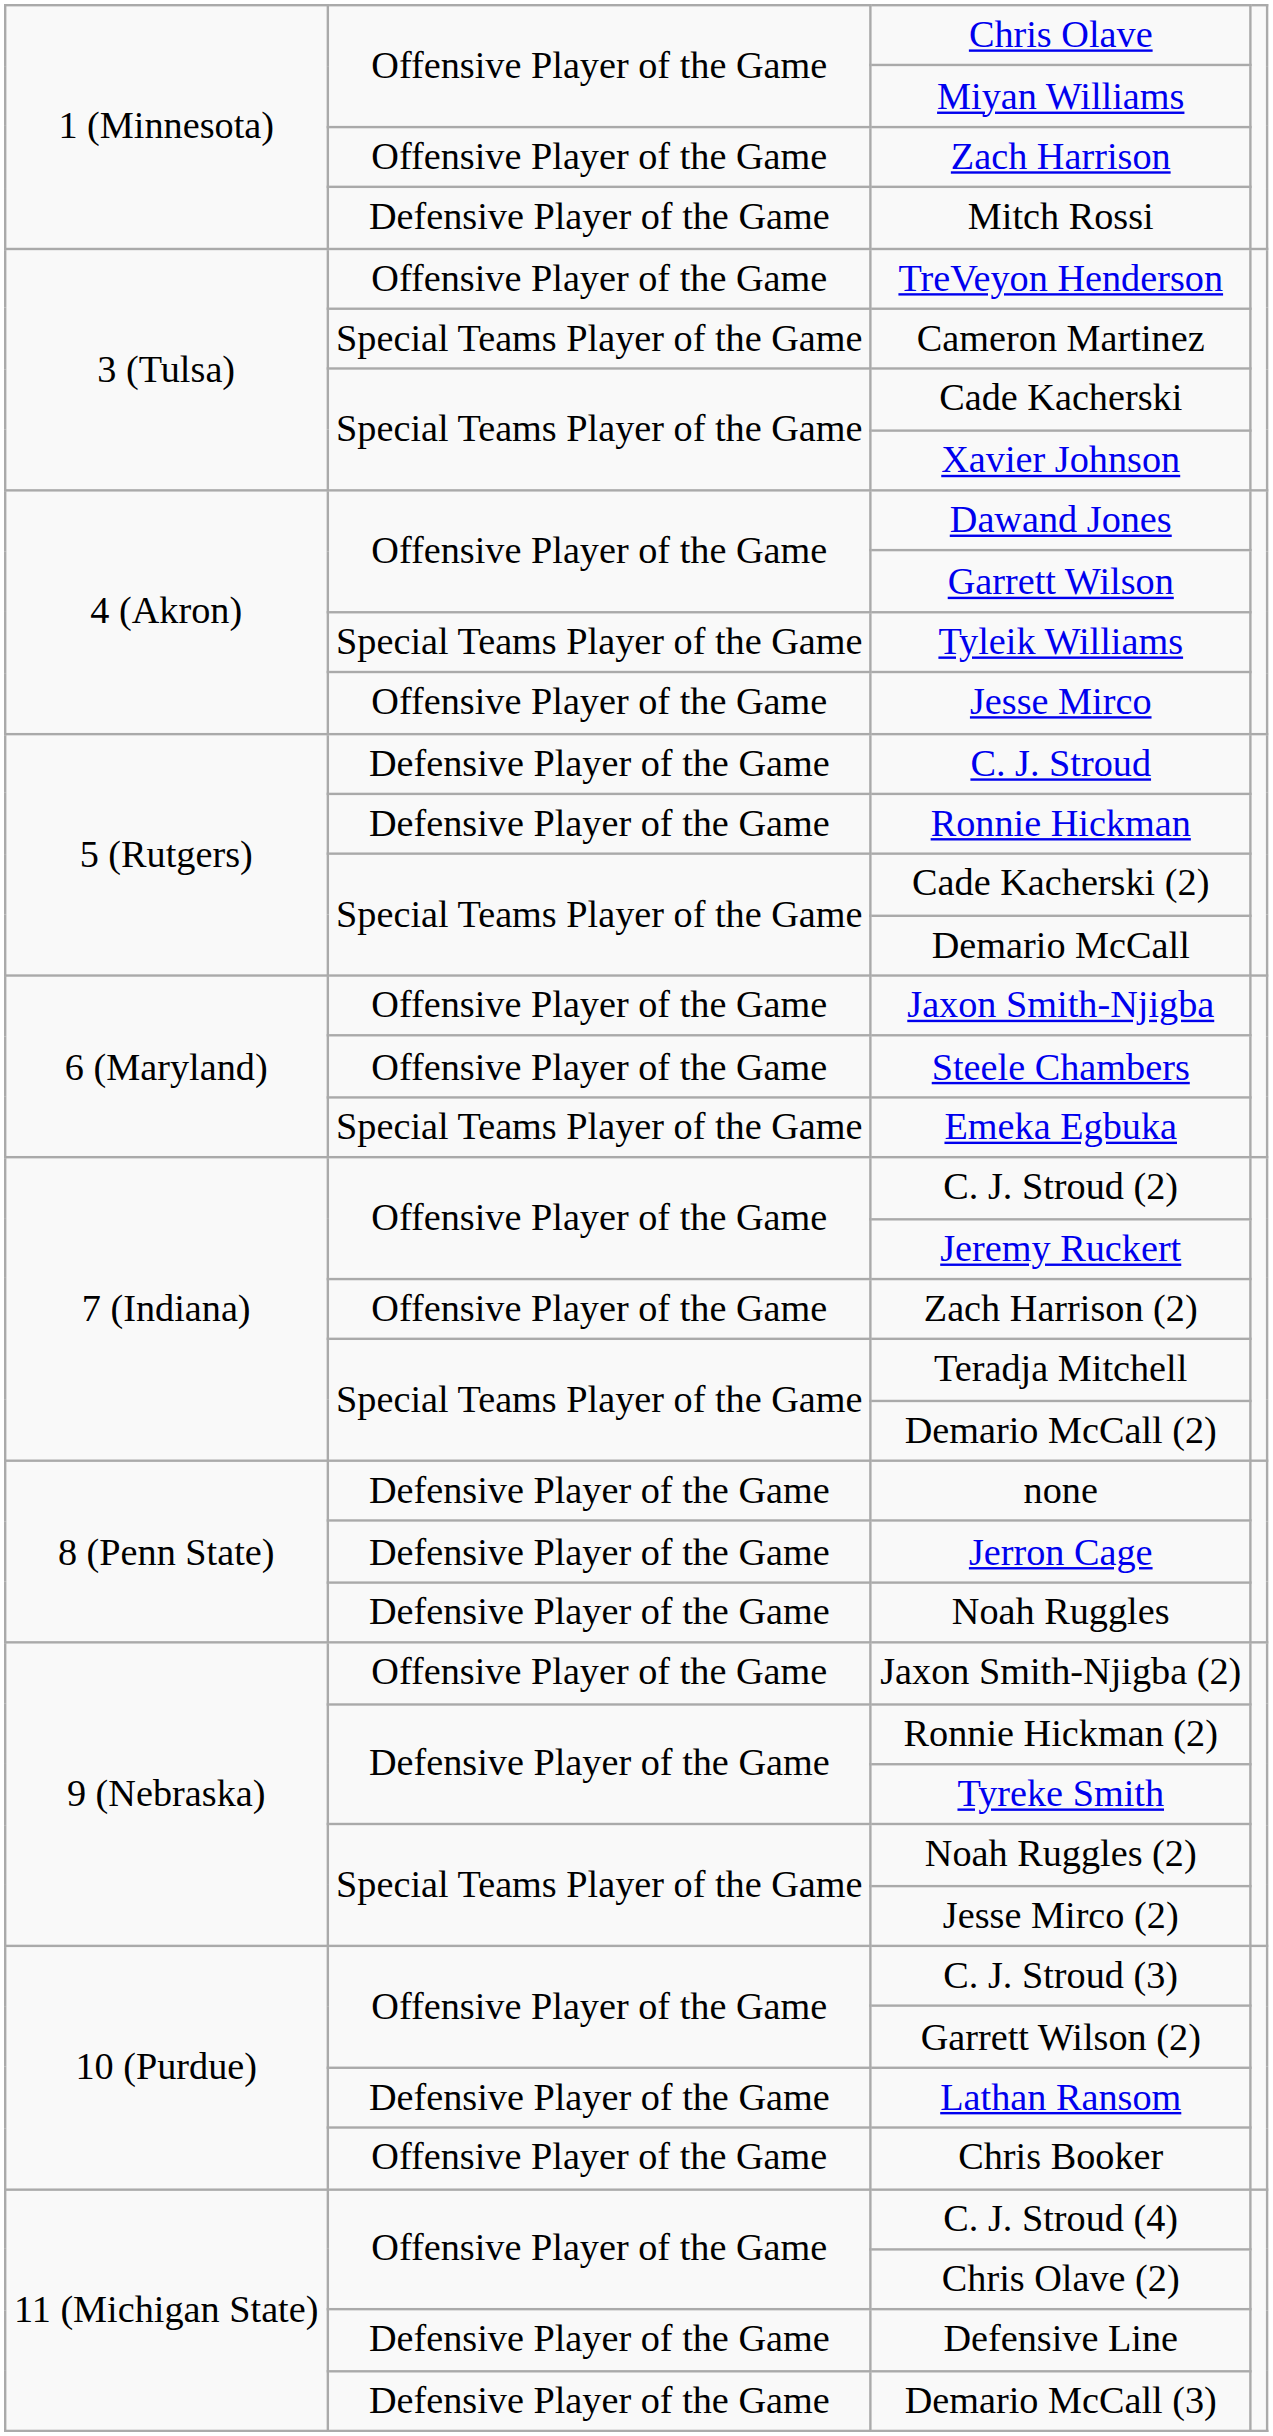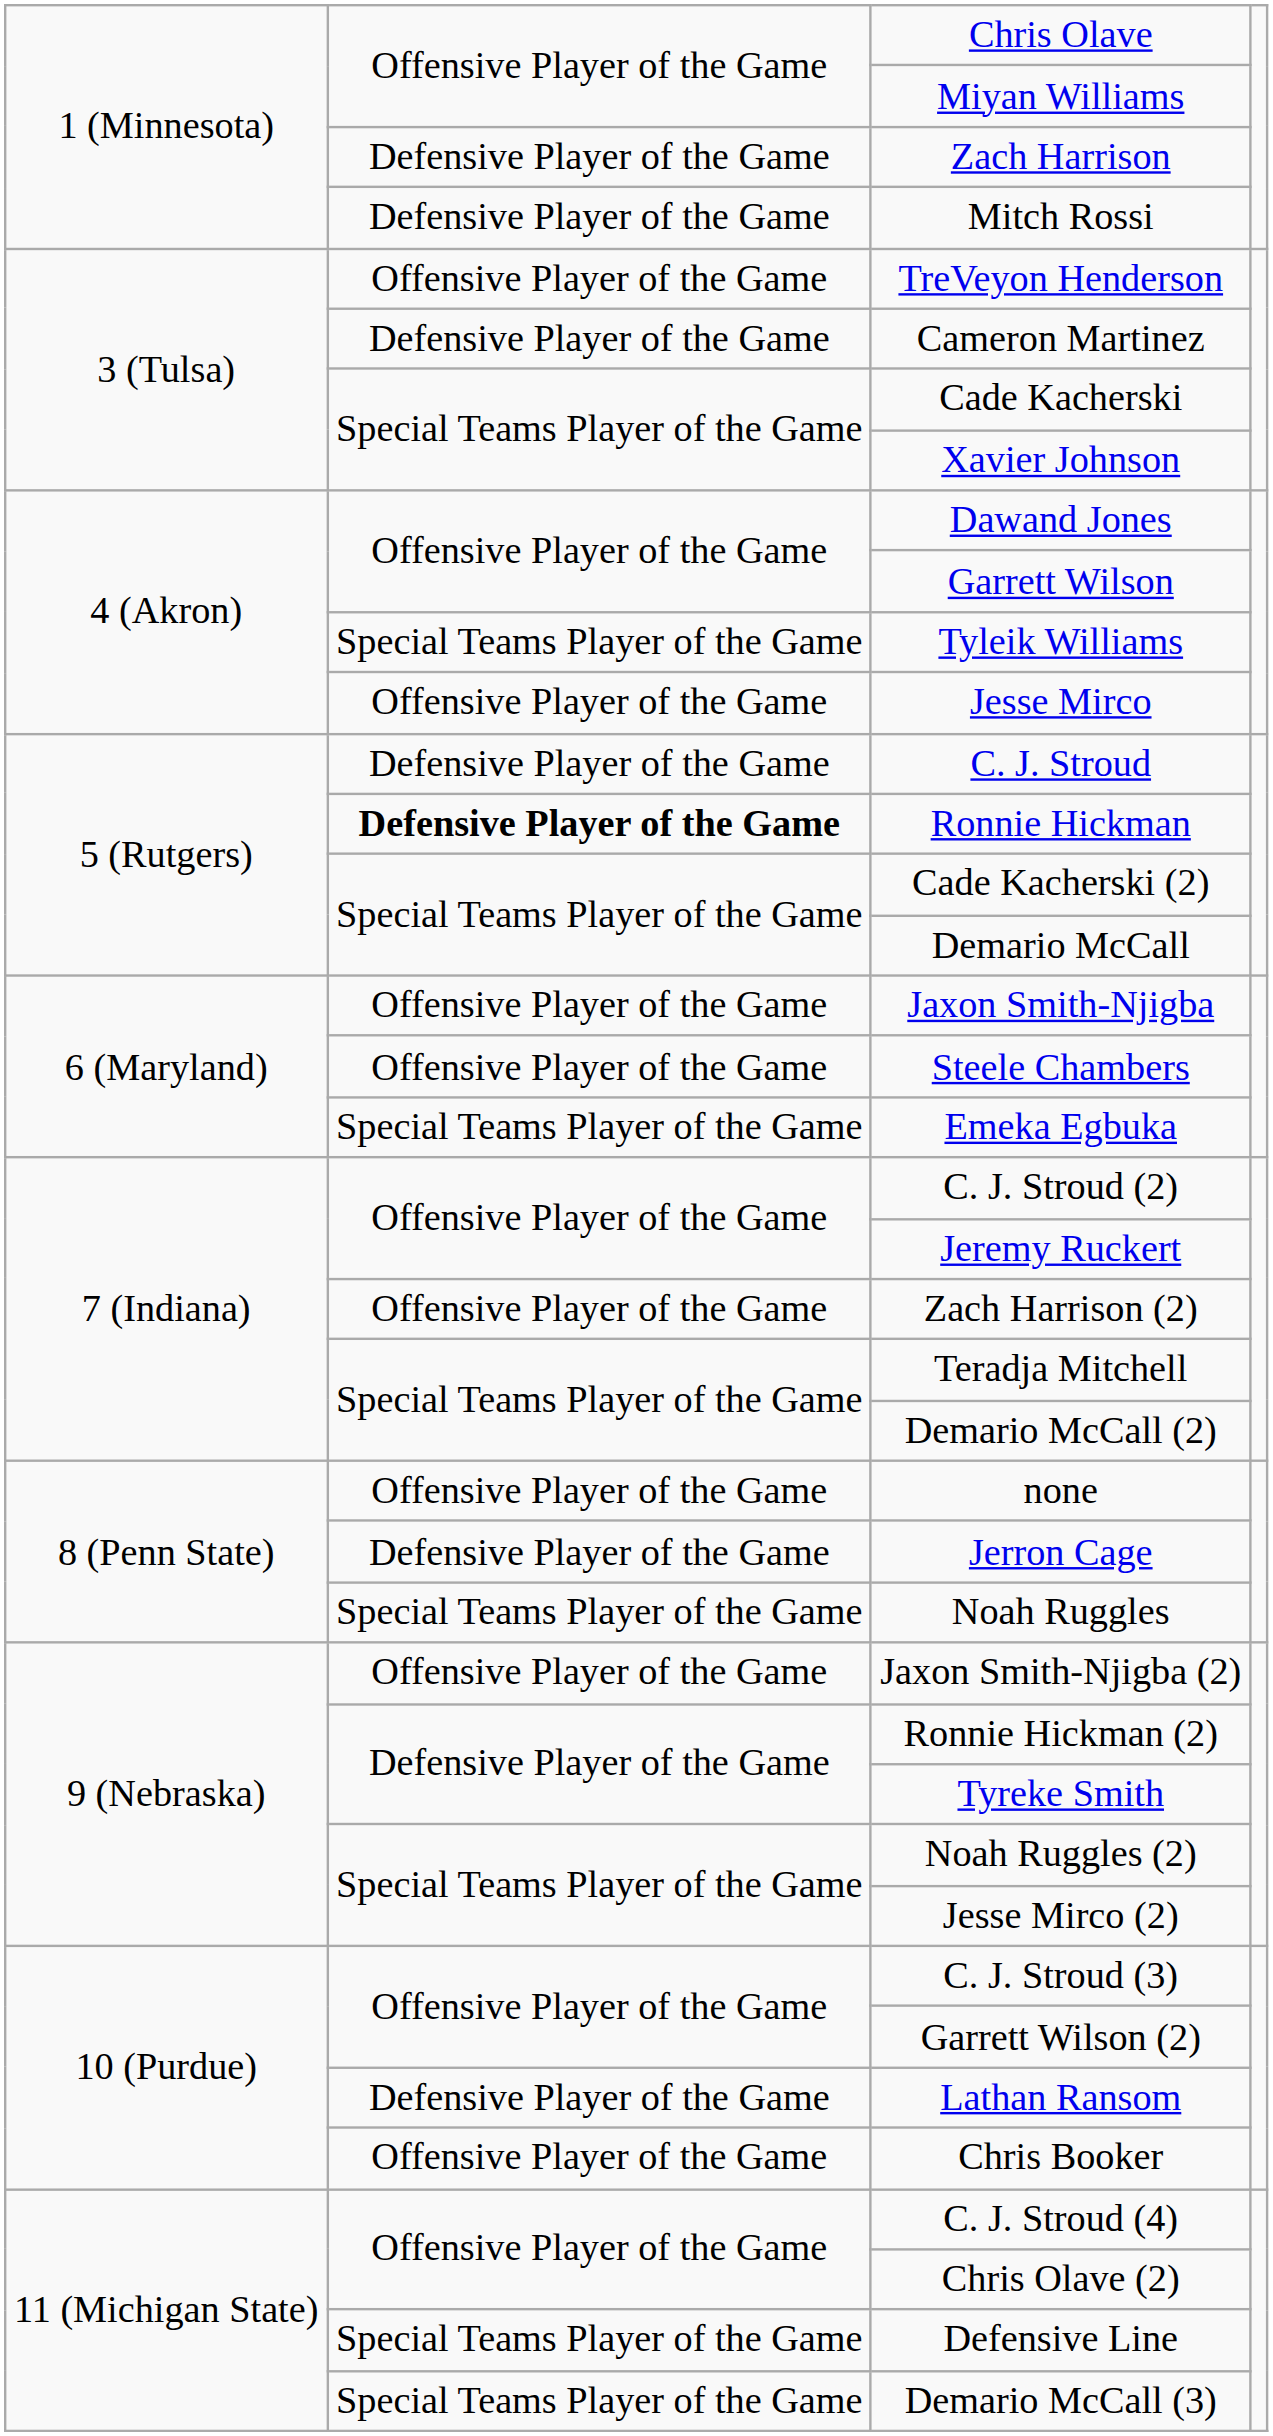(599, 156) Offensive Player of the Game -> (599, 156) Defensive Player of the Game
(599, 338) Special Teams Player of the Game -> (599, 338) Defensive Player of the Game
(599, 823) normal -> (599, 823) bold
(599, 1490) Defensive Player of the Game -> (599, 1490) Offensive Player of the Game
(599, 1611) Defensive Player of the Game -> (599, 1611) Special Teams Player of the Game
(599, 2339) Defensive Player of the Game -> (599, 2339) Special Teams Player of the Game
(599, 2400) Defensive Player of the Game -> (599, 2400) Special Teams Player of the Game
